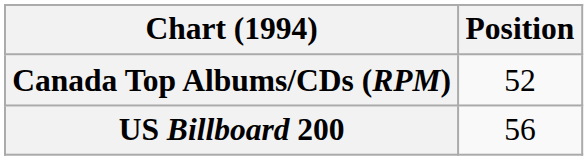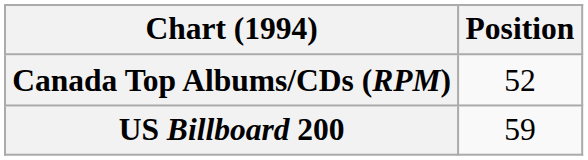(520, 129) 56 -> (520, 129) 59
